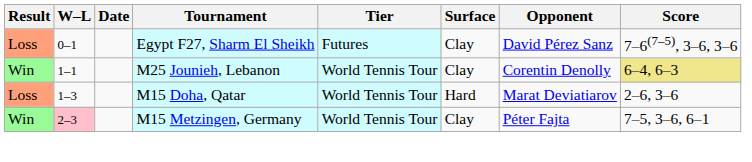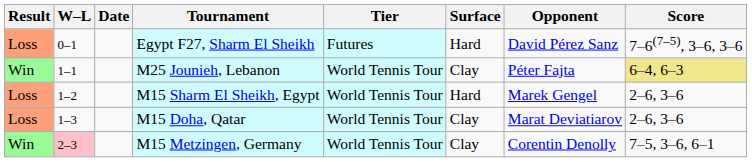(459, 43) Clay -> (465, 43) Hard
(557, 70) Corentin Denolly -> (541, 70) Péter Fajta
+ row: (228, 94)
(460, 94) Hard -> (464, 119) Clay
(536, 119) Péter Fajta -> (562, 144) Corentin Denolly
